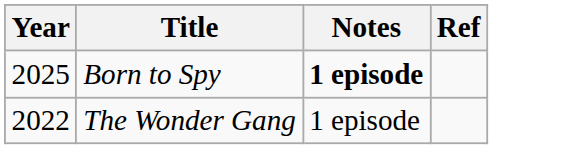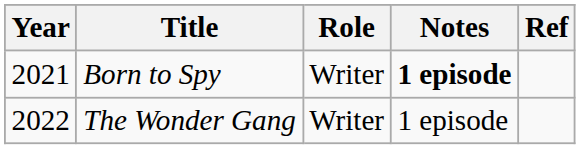+ column: (347, 27)
(41, 73) 2025 -> (41, 73) 2021
